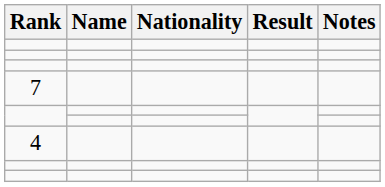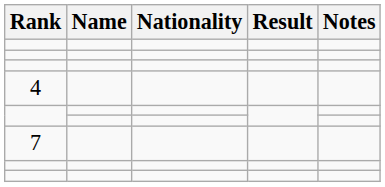rows swapped: (36, 142) <-> (36, 87)
